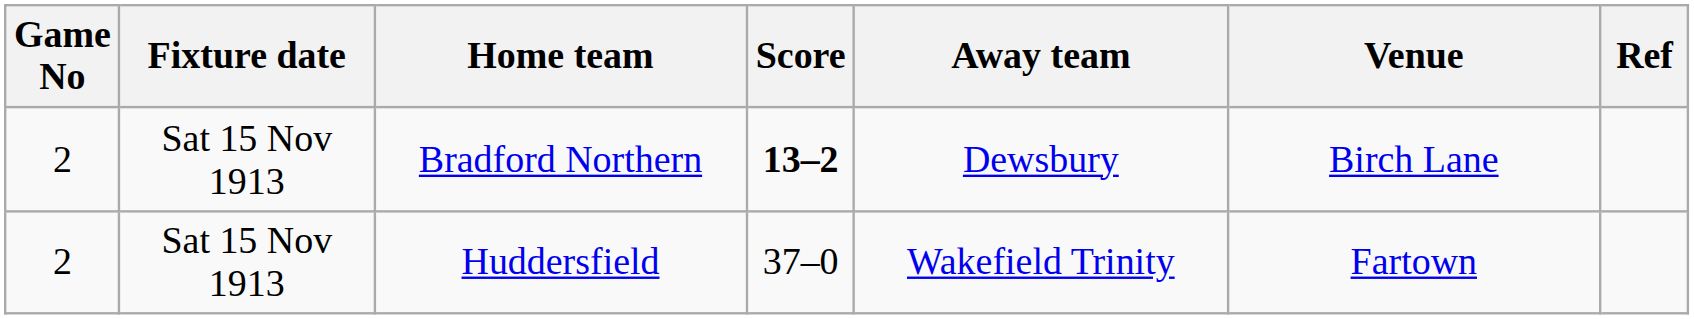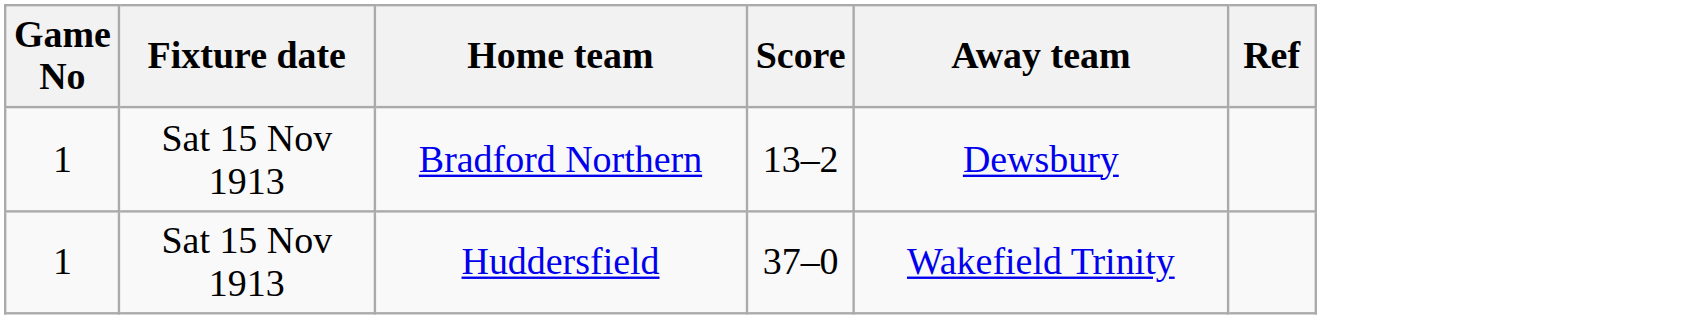- column: (1414, 55)
(62, 158) 2 -> (62, 158) 1
(801, 158) bold -> (801, 158) normal
(62, 261) 2 -> (62, 261) 1
